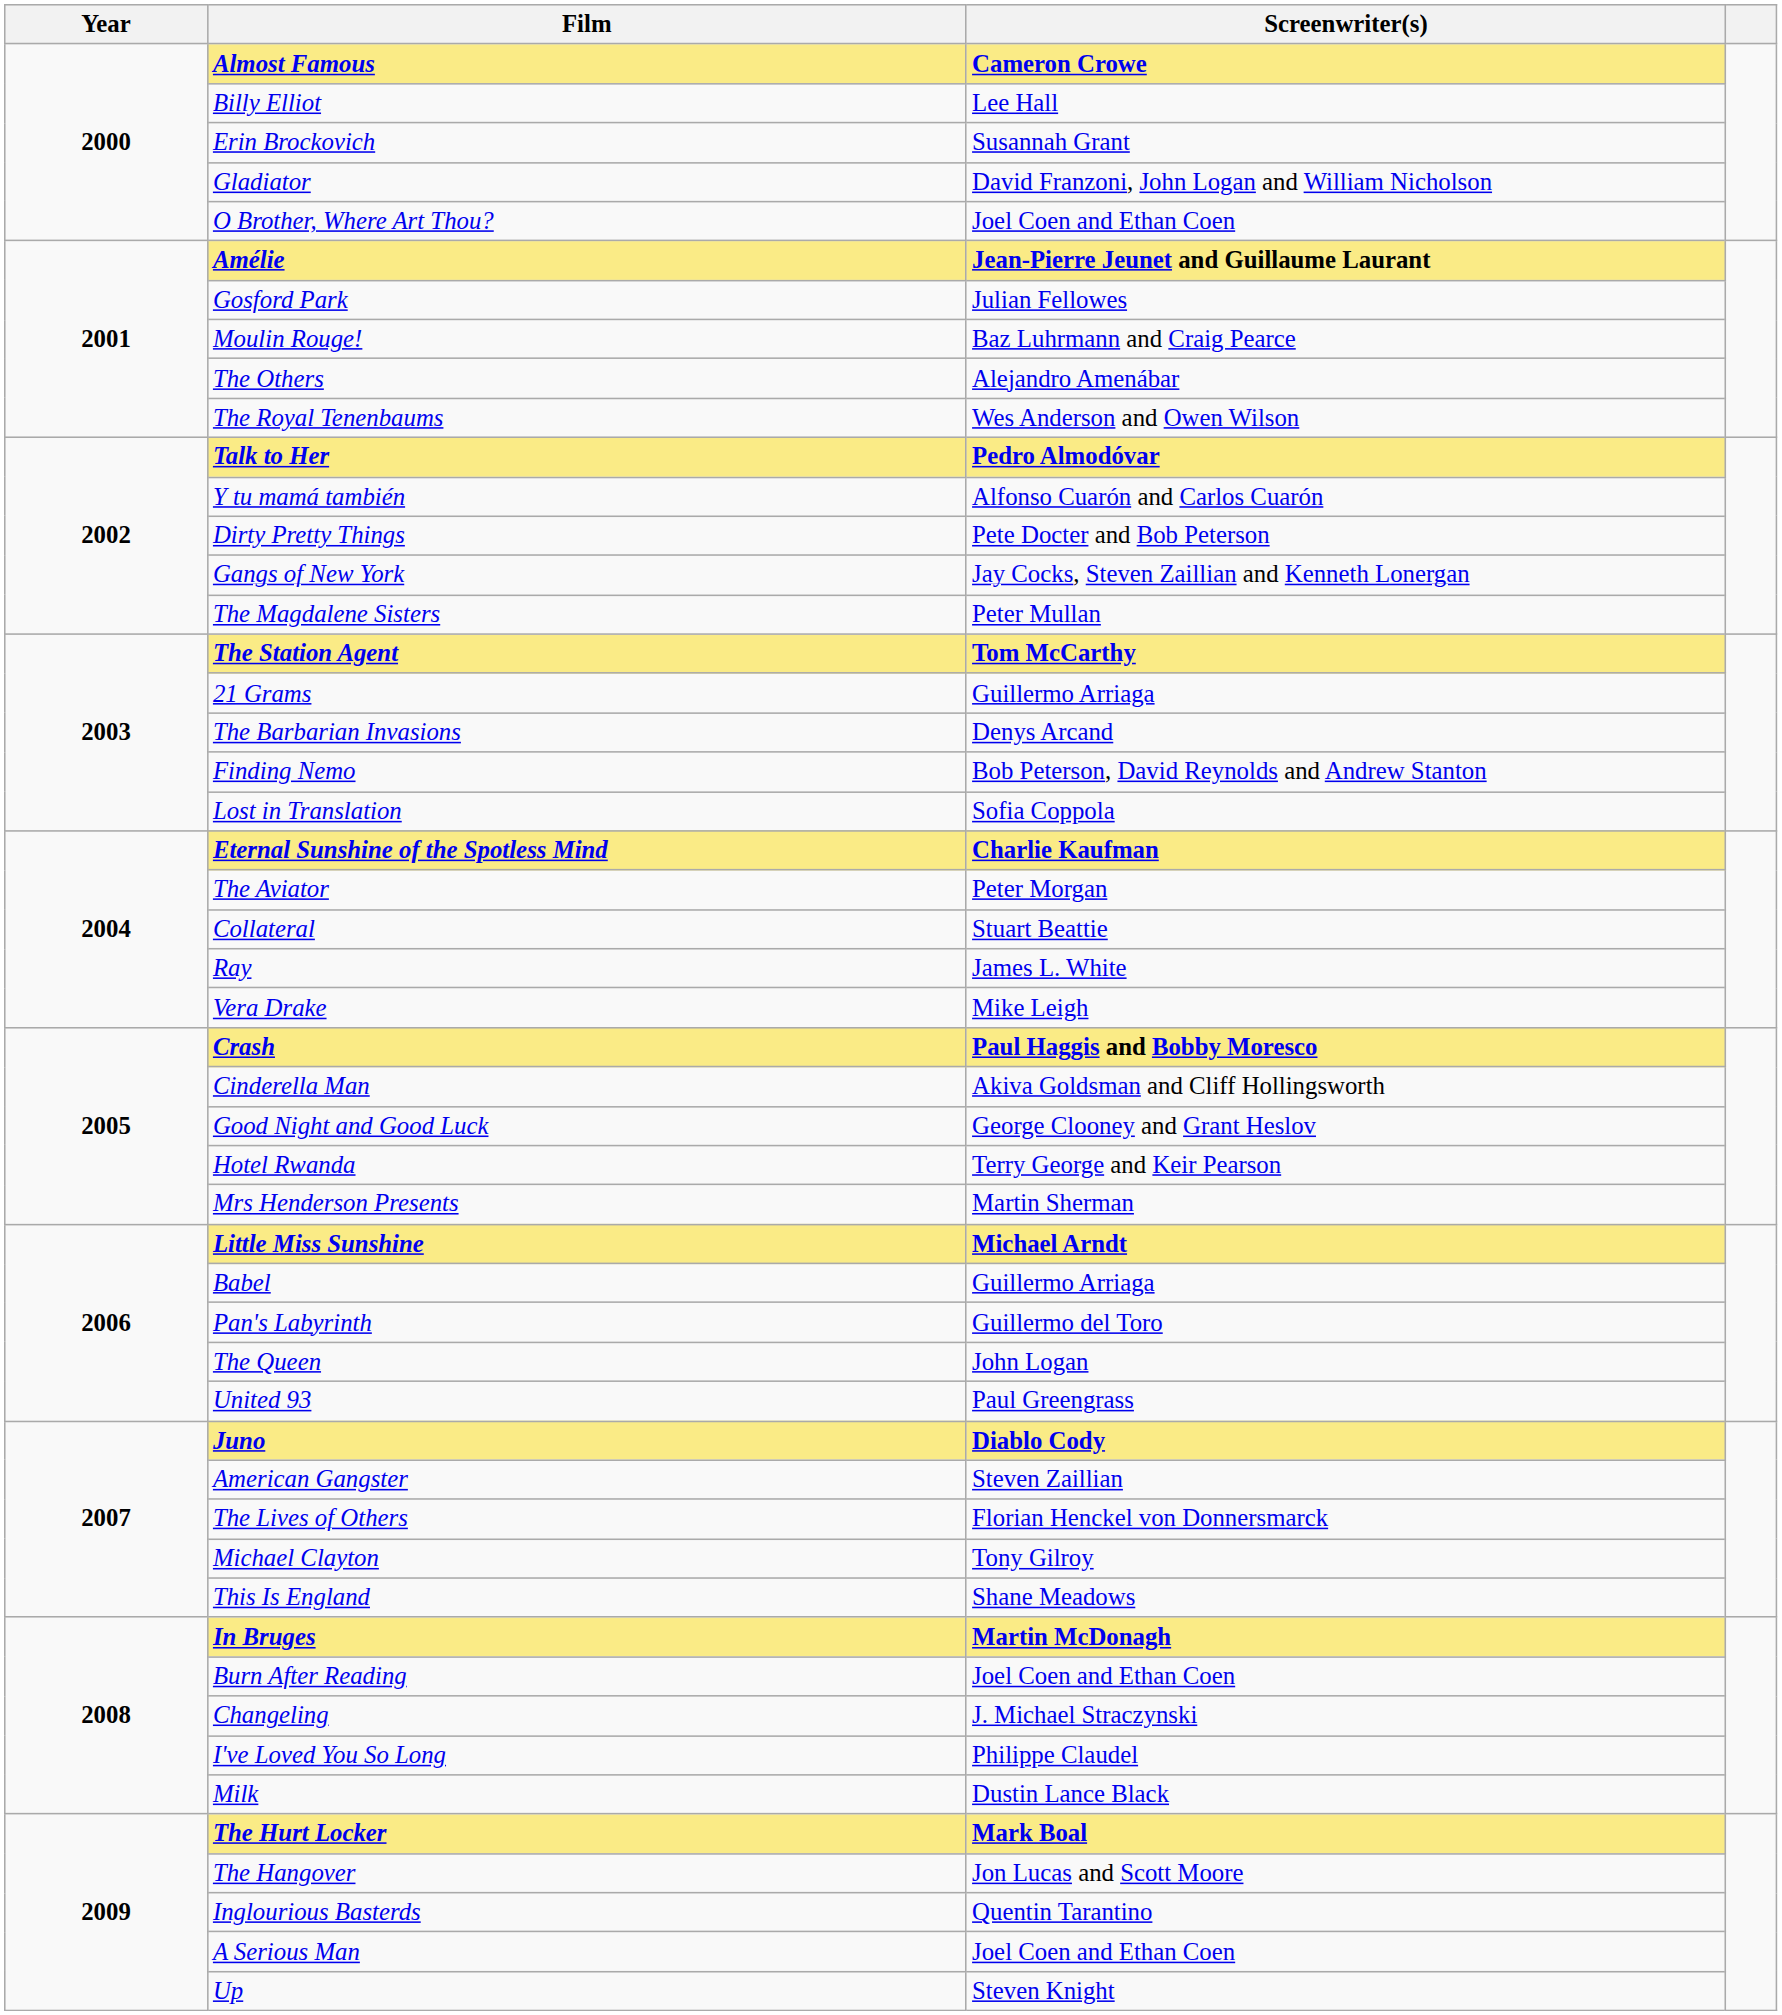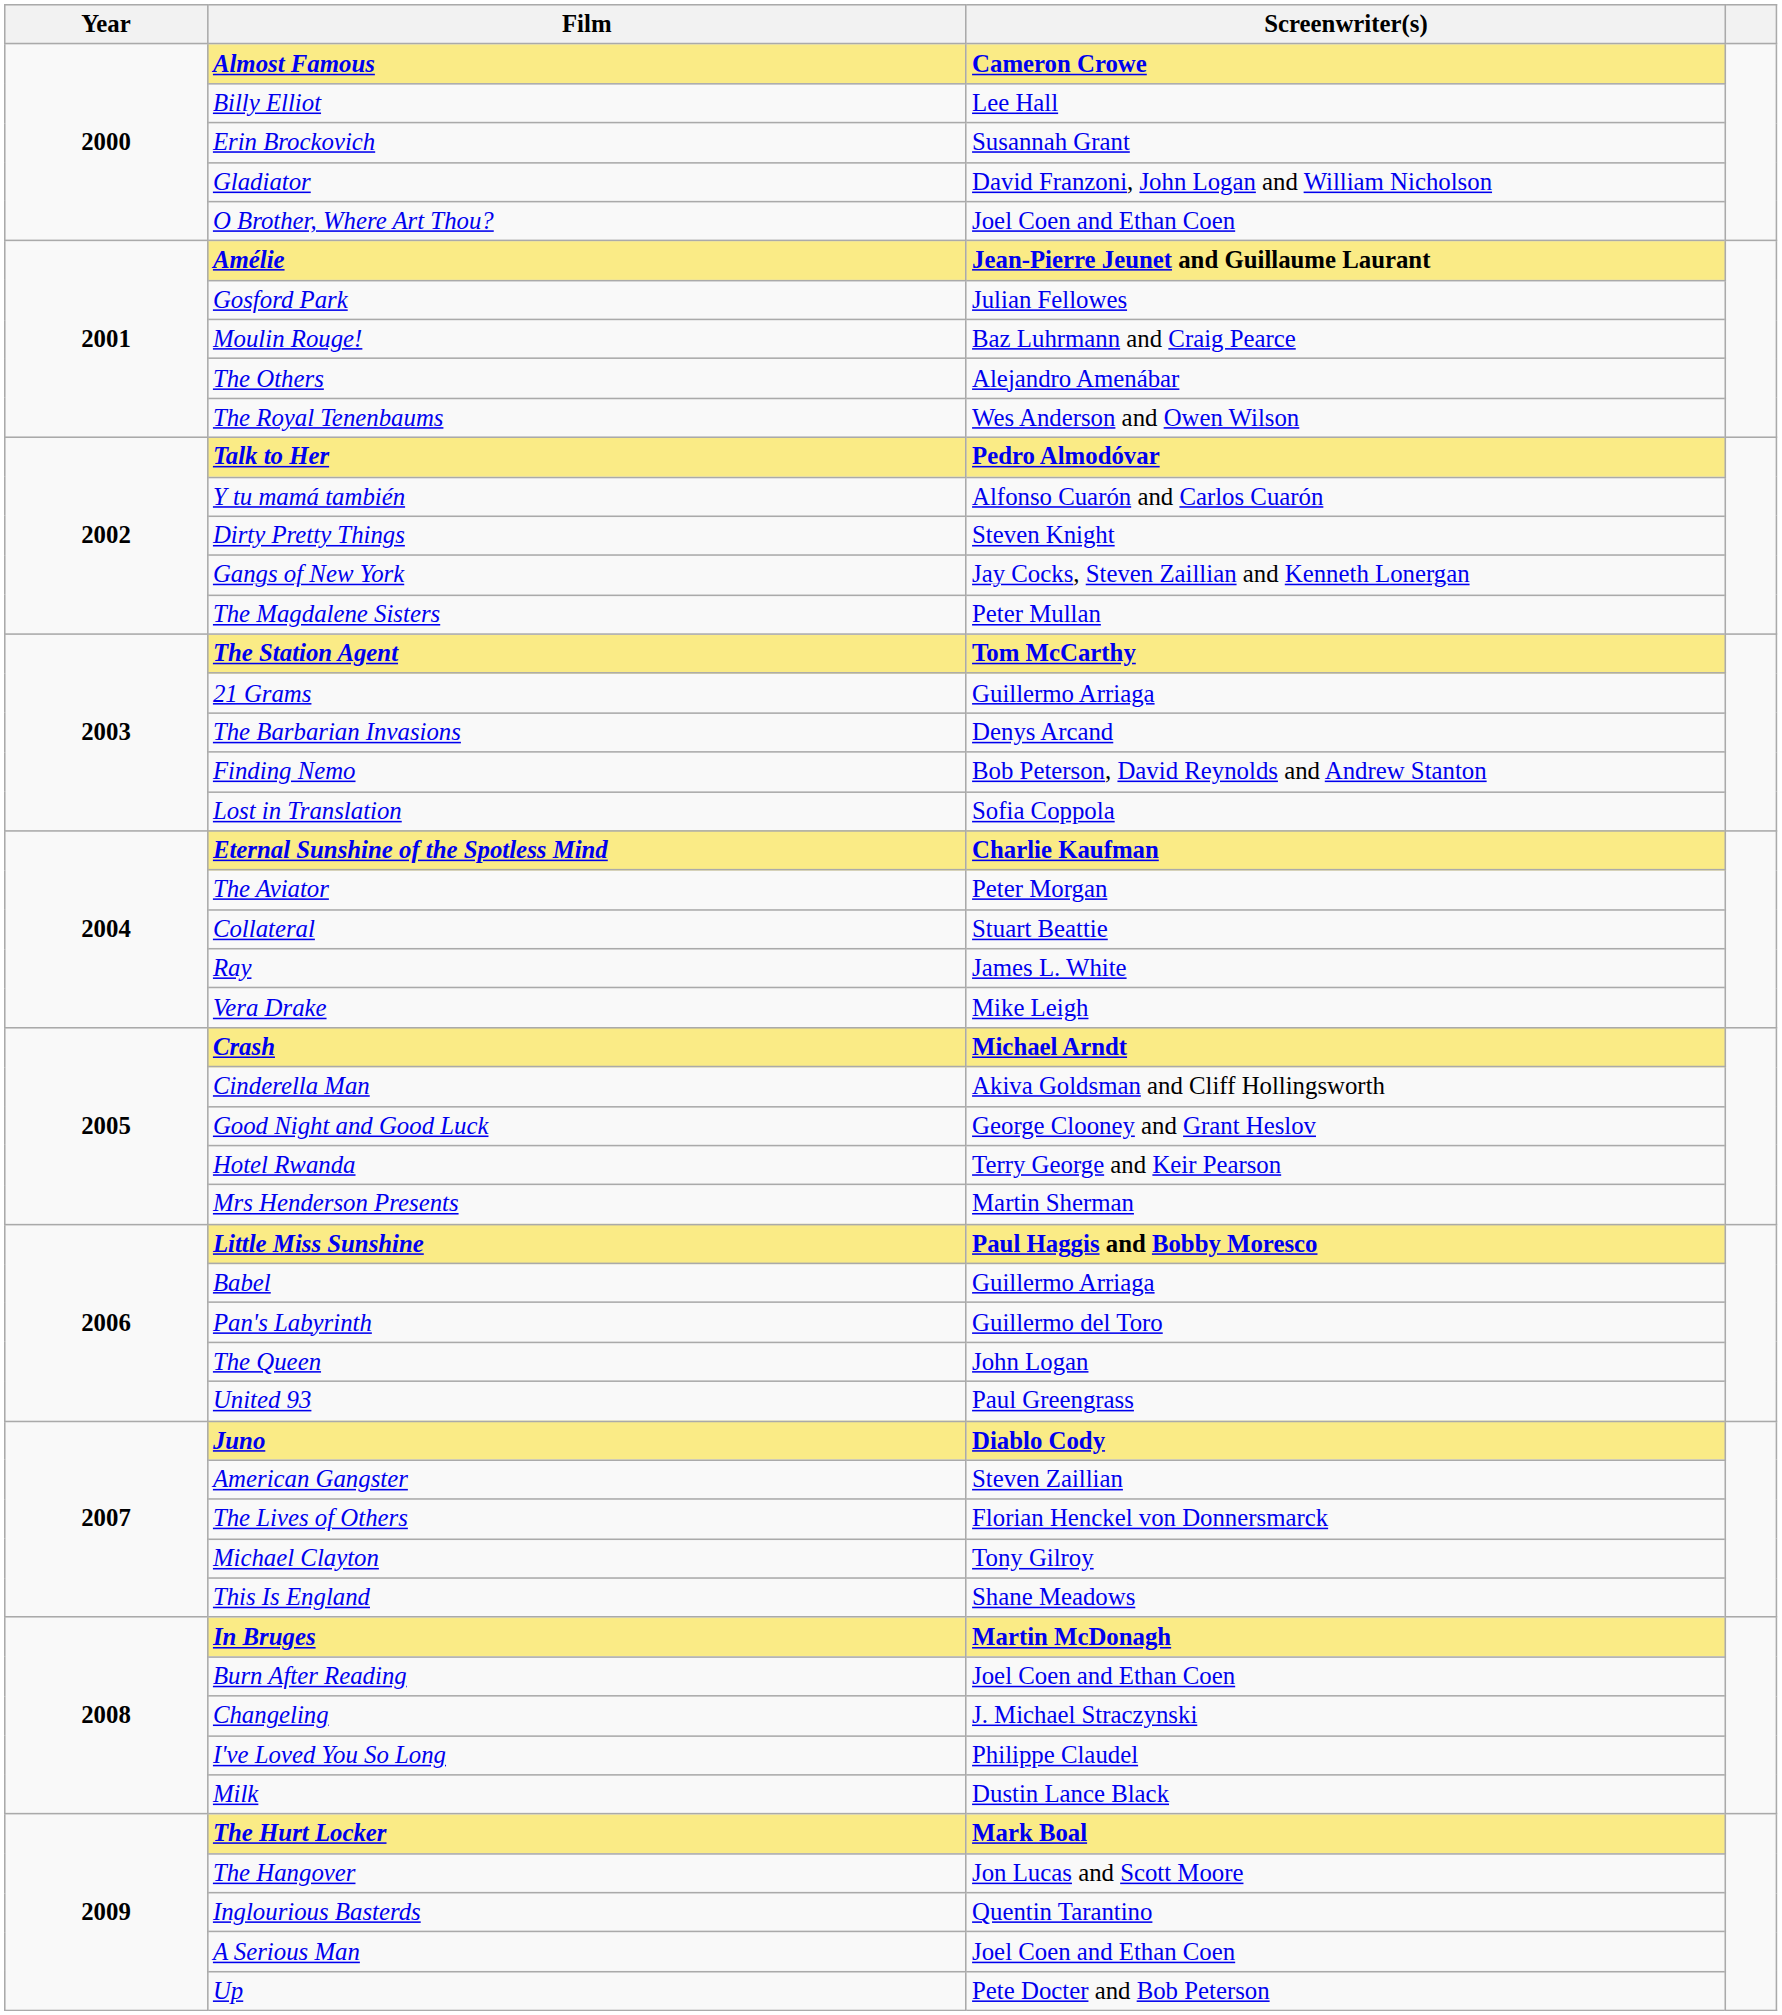(1121, 535) Pete Docter and Bob Peterson -> (1043, 535) Steven Knight
(1145, 1046) Paul Haggis and Bobby Moresco -> (1050, 1046) Michael Arndt
(1050, 1243) Michael Arndt -> (1145, 1243) Paul Haggis and Bobby Moresco
(1043, 1990) Steven Knight -> (1121, 1990) Pete Docter and Bob Peterson
